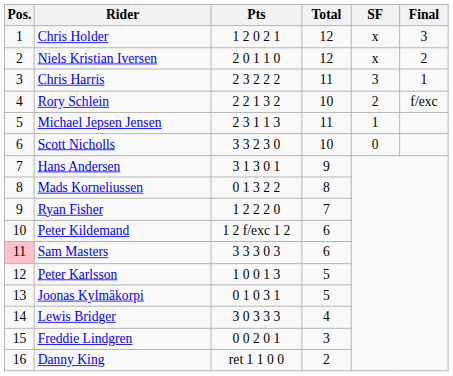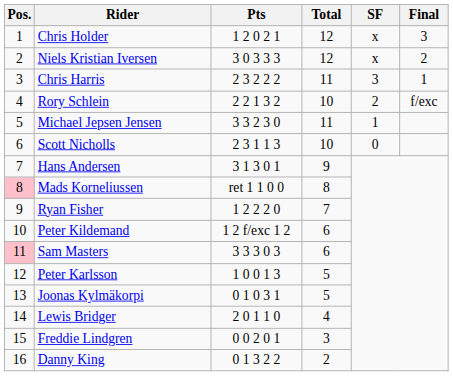(256, 58) 2 0 1 1 0 -> (256, 58) 3 0 3 3 3
(256, 123) 2 3 1 1 3 -> (256, 123) 3 3 2 3 0
(256, 144) 3 3 2 3 0 -> (256, 144) 2 3 1 1 3
(19, 187) no background -> (19, 187) pink background
(256, 187) 0 1 3 2 2 -> (256, 187) ret 1 1 0 0
(256, 317) 3 0 3 3 3 -> (256, 317) 2 0 1 1 0
(256, 360) ret 1 1 0 0 -> (256, 360) 0 1 3 2 2
